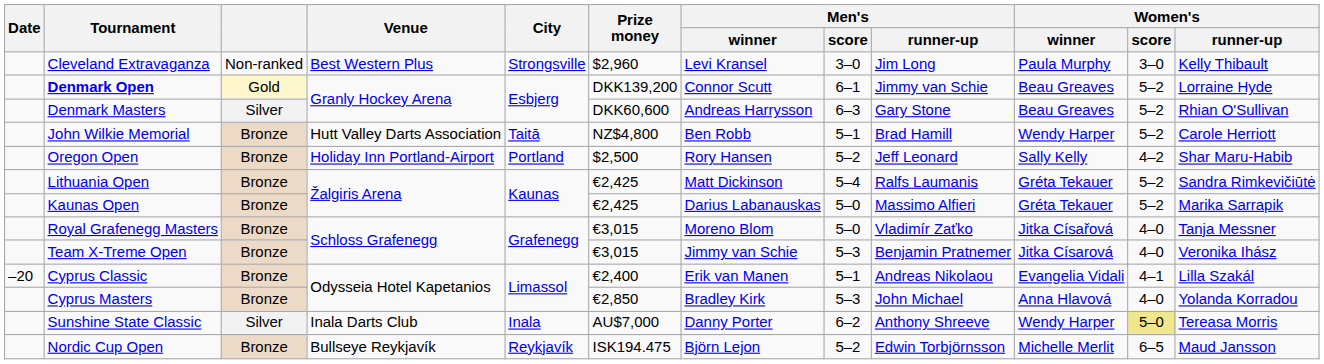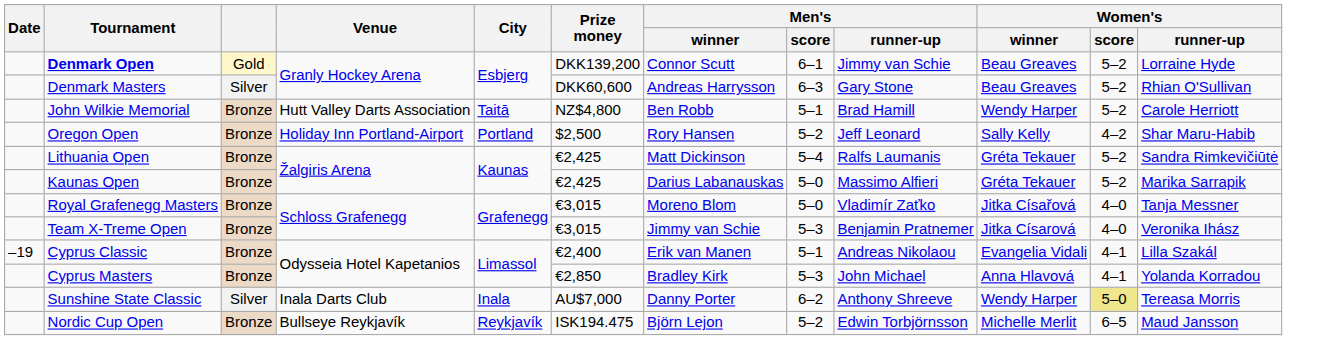- row: (129, 63)
(21, 275) –20 -> (21, 252) –19
(1151, 299) 4–0 -> (1114, 275) 4–1
